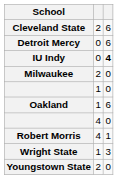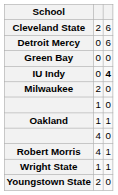+ row: (49, 58)
(108, 105) 6 -> (108, 120) 1
(108, 151) 3 -> (108, 167) 1
